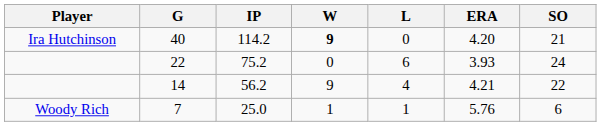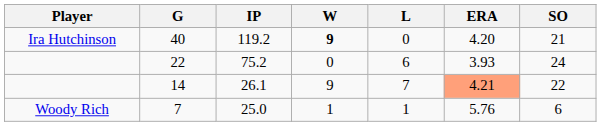(254, 39) 114.2 -> (254, 39) 119.2
(254, 86) 56.2 -> (254, 86) 26.1
(406, 86) 4 -> (406, 86) 7
(482, 86) no background -> (482, 86) lightsalmon background
